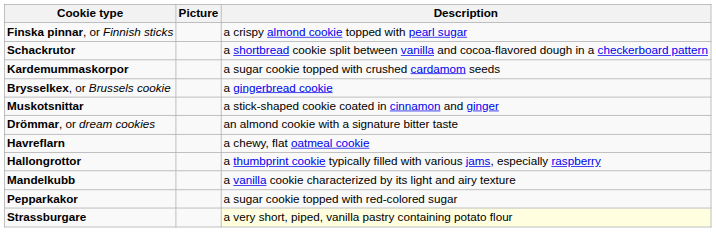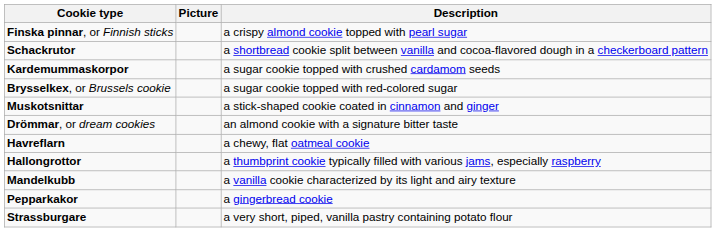(278, 87) a gingerbread cookie -> (340, 87) a sugar cookie topped with red-colored sugar
(340, 198) a sugar cookie topped with red-colored sugar -> (278, 198) a gingerbread cookie
(368, 217) lightyellow background -> (368, 217) no background
